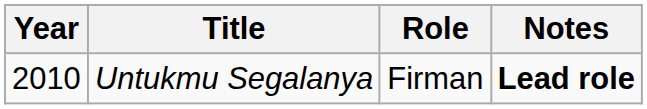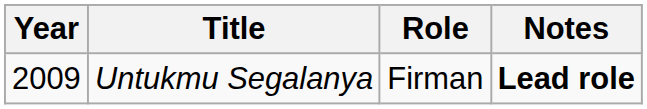(46, 77) 2010 -> (46, 77) 2009
